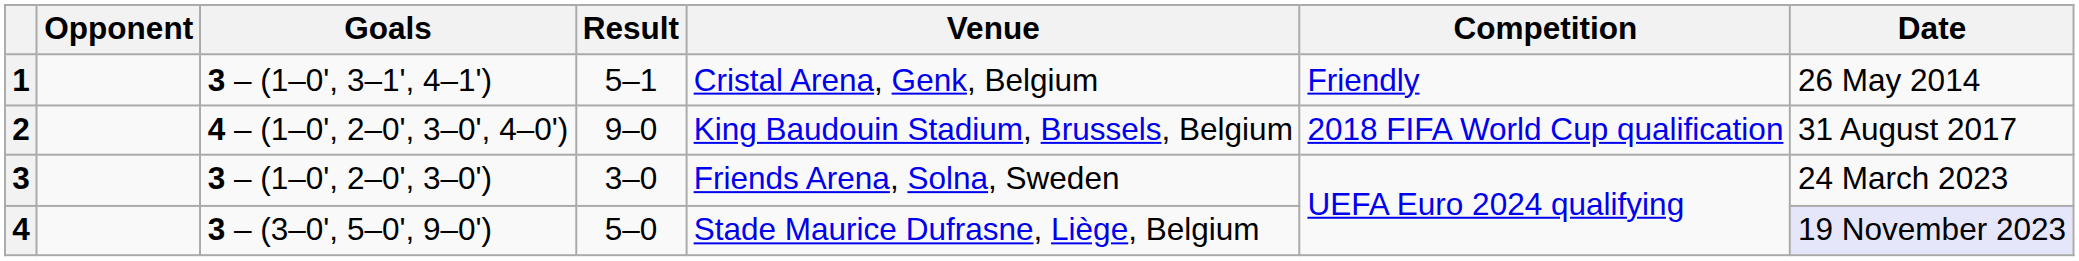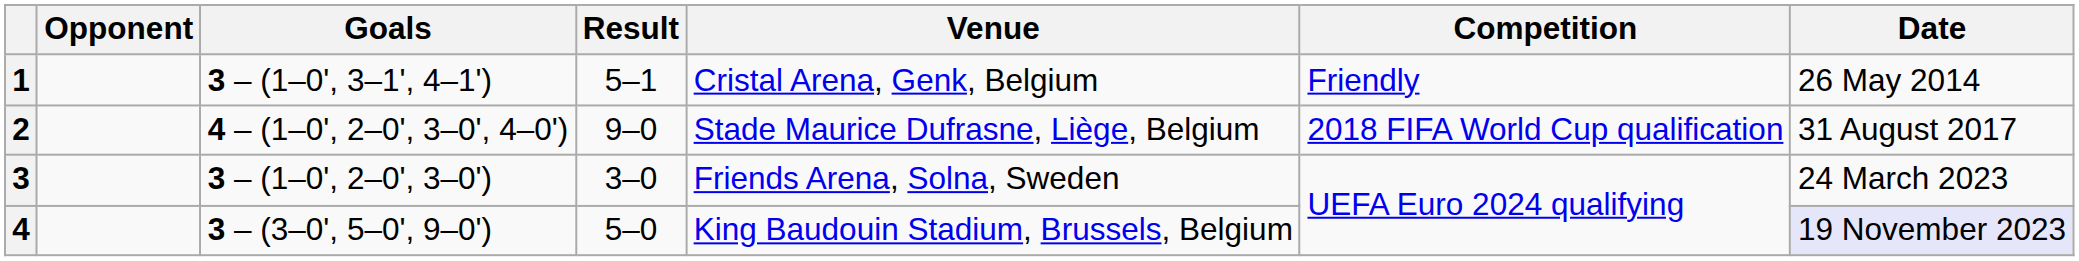(993, 129) King Baudouin Stadium, Brussels, Belgium -> (977, 129) Stade Maurice Dufrasne, Liège, Belgium
(977, 229) Stade Maurice Dufrasne, Liège, Belgium -> (993, 229) King Baudouin Stadium, Brussels, Belgium
